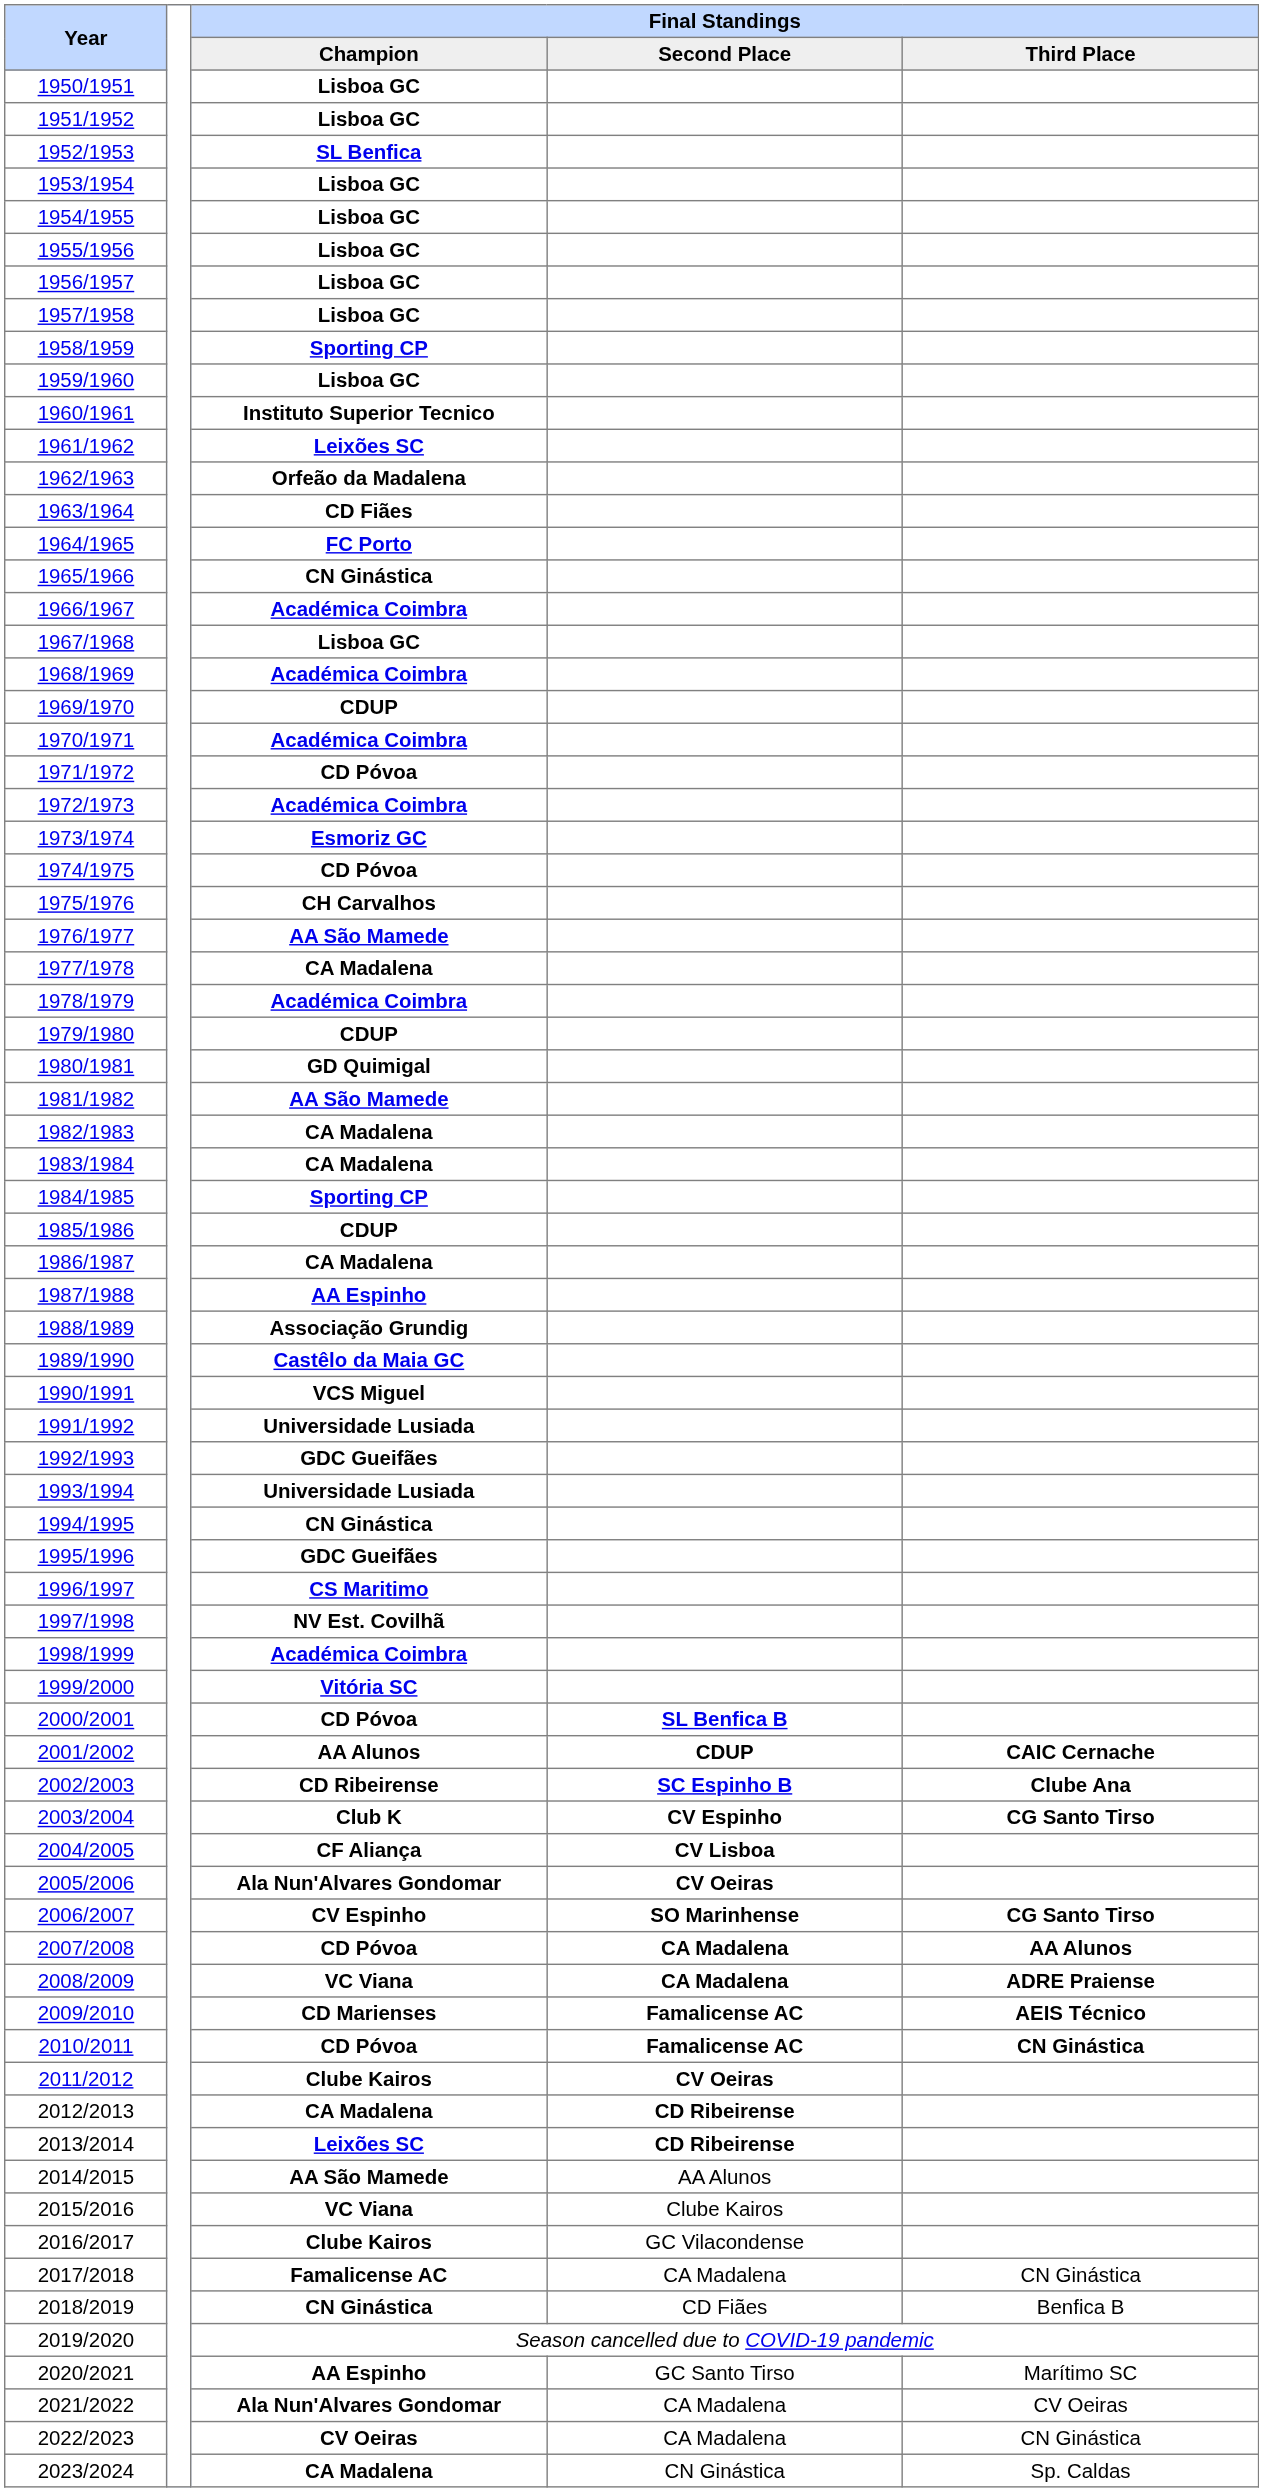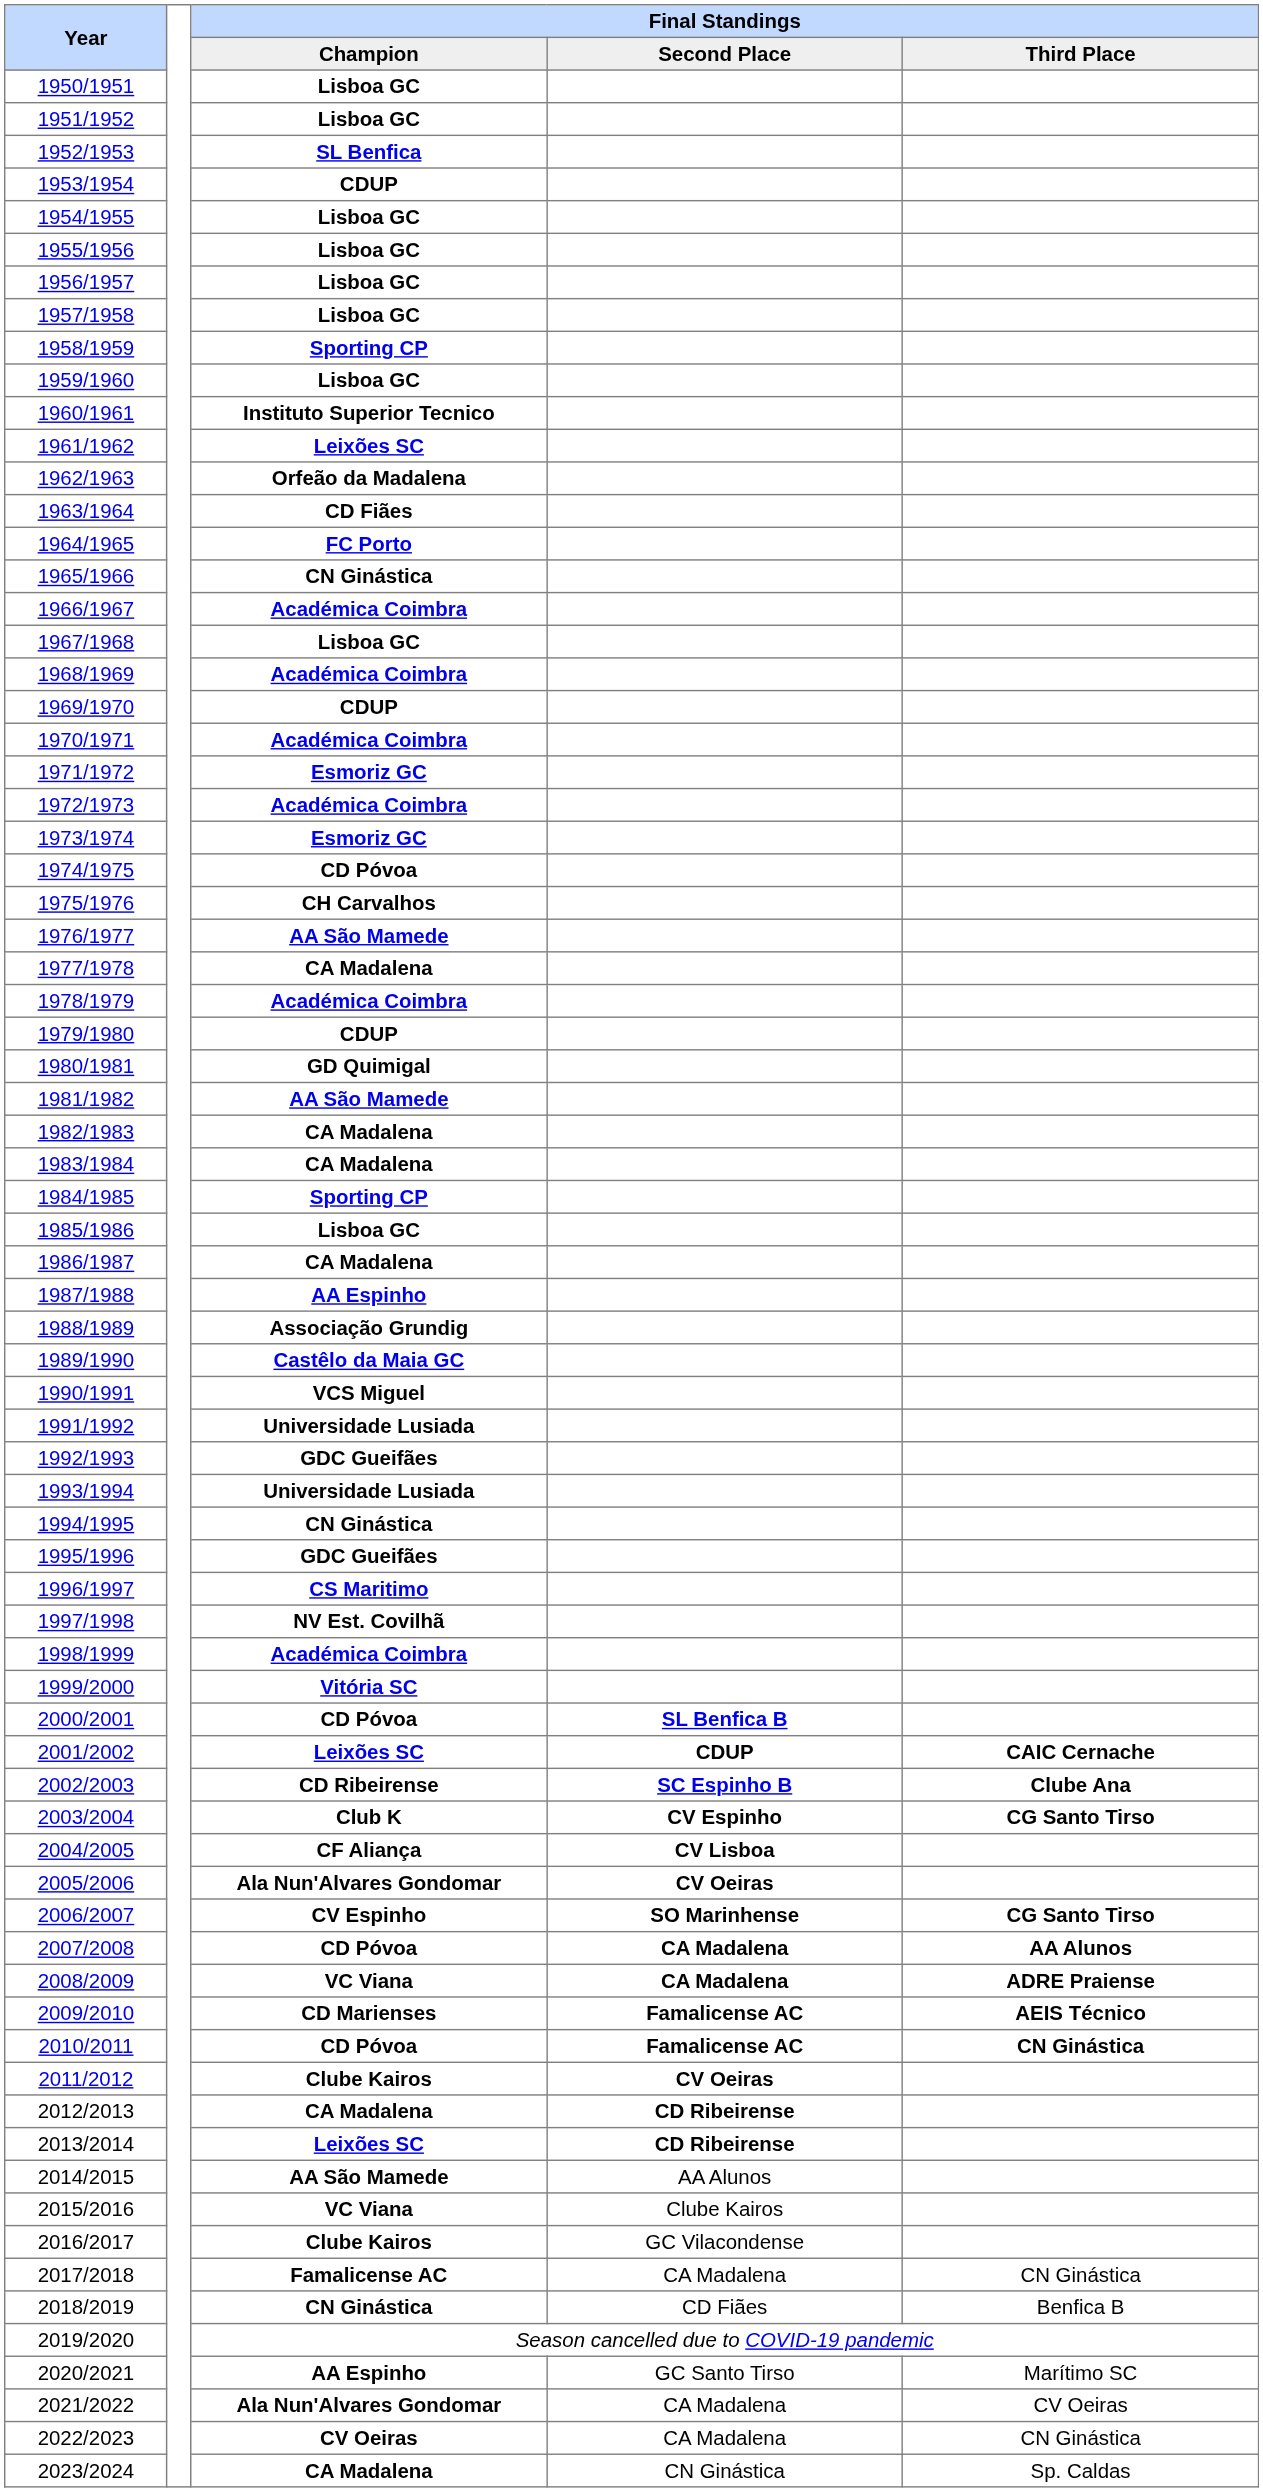(369, 184) Lisboa GC -> (369, 184) CDUP
(369, 772) CD Póvoa -> (369, 772) Esmoriz GC
(369, 1229) CDUP -> (369, 1229) Lisboa GC
(369, 1752) AA Alunos -> (369, 1752) Leixões SC
